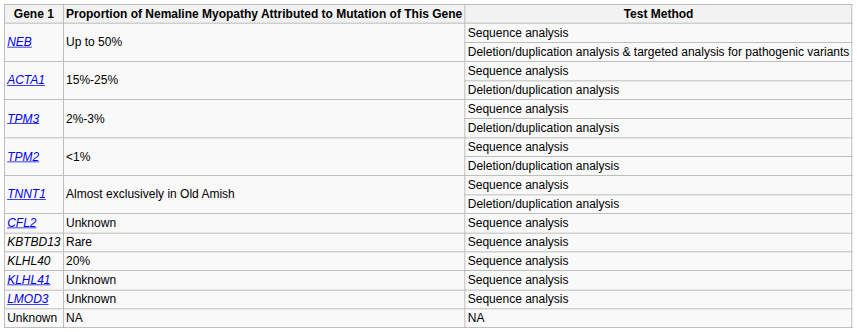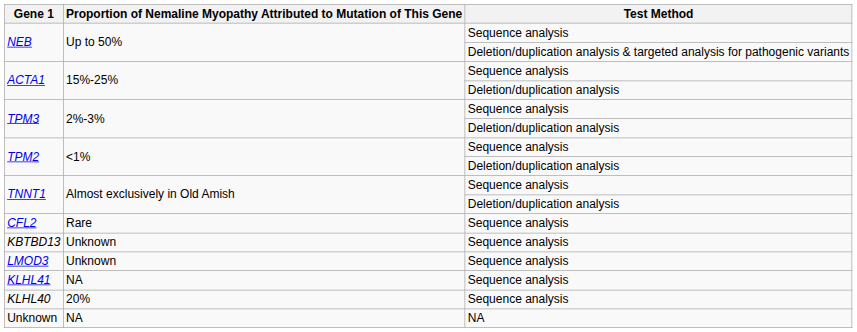(91, 223) Unknown -> (79, 223) Rare
(79, 242) Rare -> (91, 242) Unknown
rows swapped: (29, 261) <-> (28, 299)
(91, 280) Unknown -> (74, 280) NA
